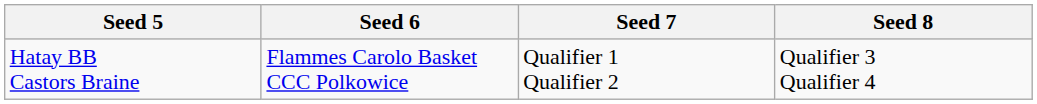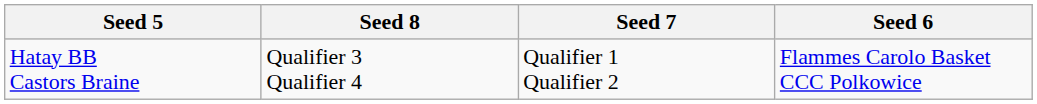columns swapped: (390, 21) <-> (903, 21)
